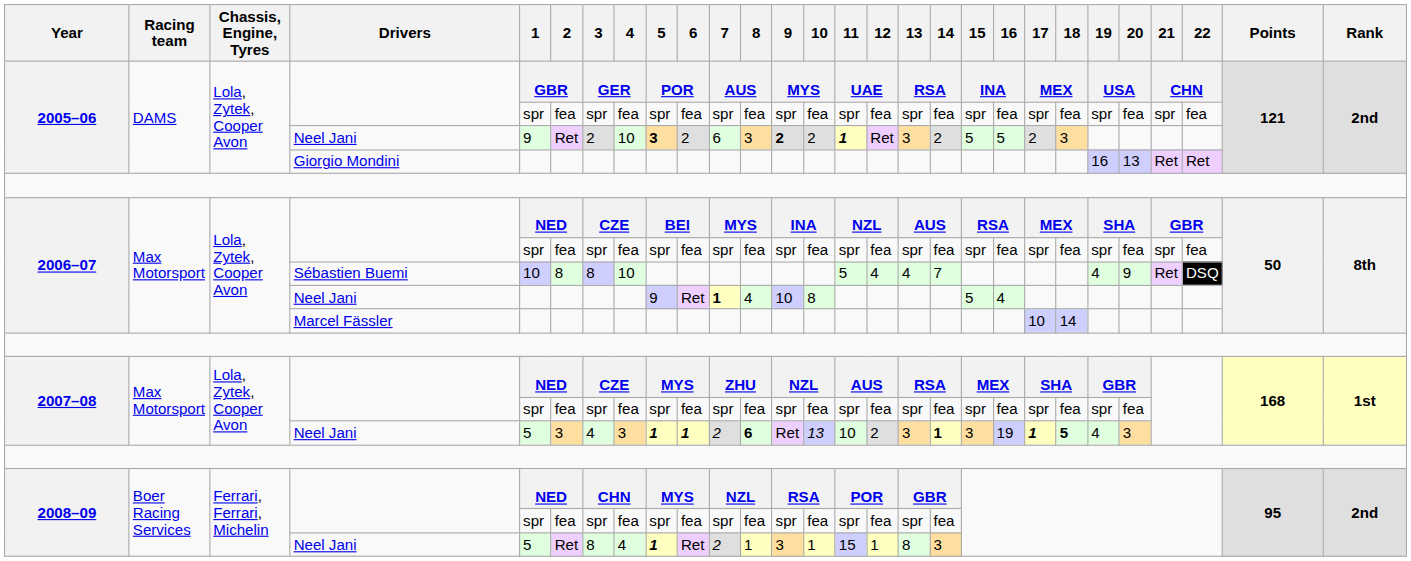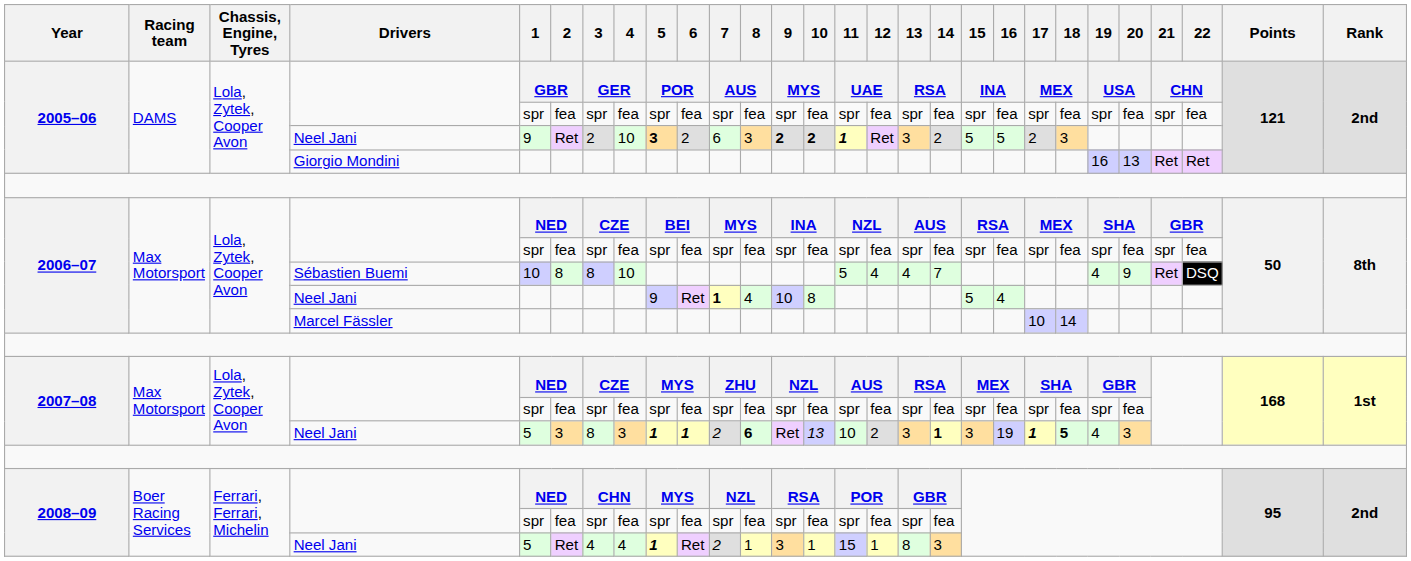(811, 137) normal -> (811, 137) bold
(590, 432) 4 -> (590, 432) 8
(590, 544) 8 -> (590, 544) 4
